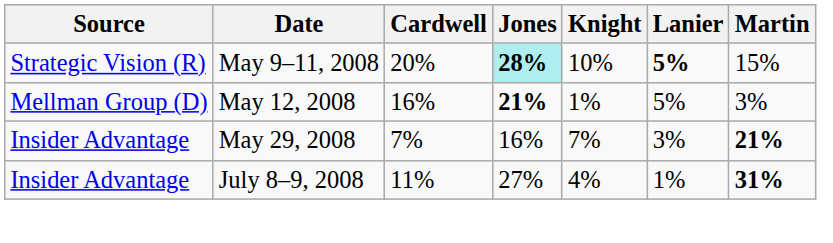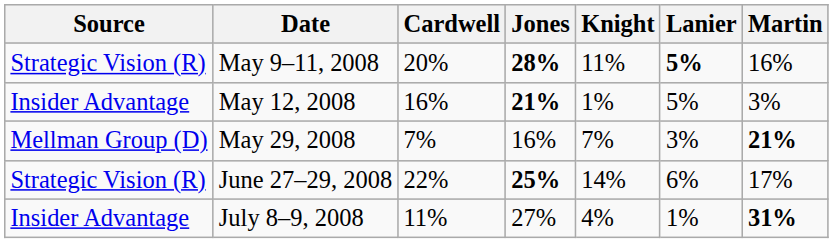(523, 62) paleturquoise background -> (536, 62) no background
(590, 62) 10% -> (603, 62) 11%
(757, 62) 15% -> (770, 62) 16%
(109, 101) Mellman Group (D) -> (100, 101) Insider Advantage
(100, 140) Insider Advantage -> (109, 140) Mellman Group (D)
+ row: (306, 179)
